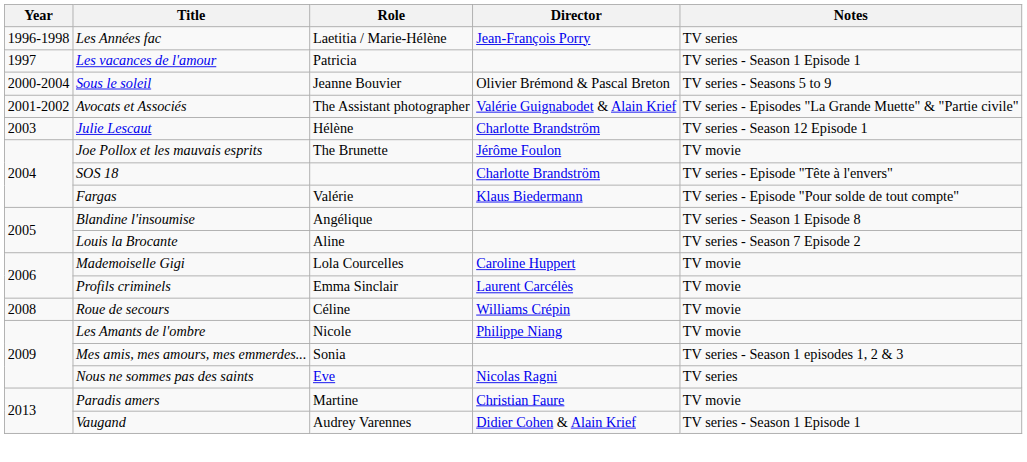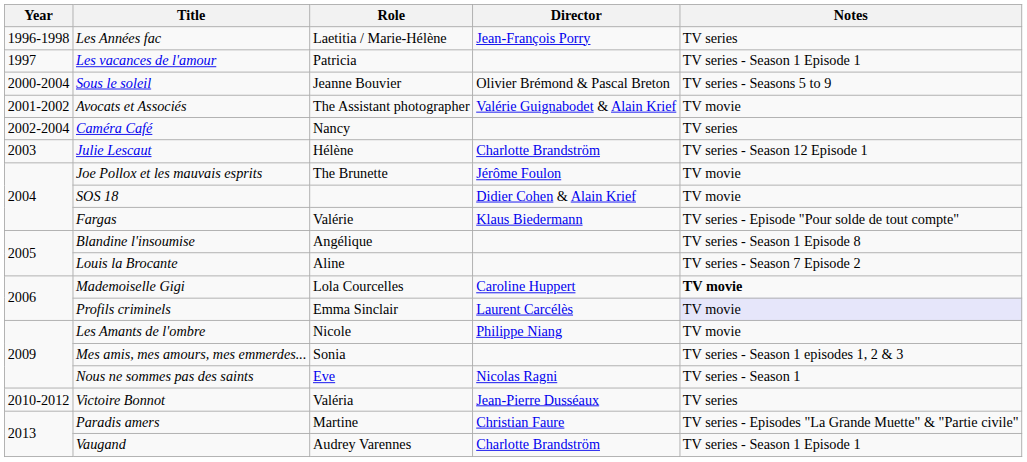(851, 106) TV series - Episodes "La Grande Muette" & "Partie civile" -> (712, 106) TV movie
+ row: (114, 128)
(538, 173) Charlotte Brandström -> (556, 196) Didier Cohen & Alain Krief
(788, 173) TV series - Episode "Tête à l'envers" -> (712, 196) TV movie
(712, 264) normal -> (713, 286) bold
(712, 286) no background -> (712, 309) lavender background
- row: (123, 309)
(710, 377) TV series -> (742, 377) TV series - Season 1
+ row: (120, 399)
(712, 399) TV movie -> (851, 422) TV series - Episodes "La Grande Muette" & "Partie civile"
(556, 422) Didier Cohen & Alain Krief -> (538, 444) Charlotte Brandström
